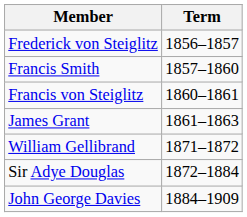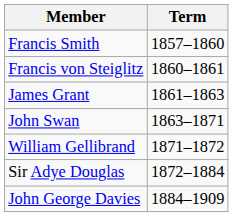- row: (83, 43)
+ row: (44, 120)
